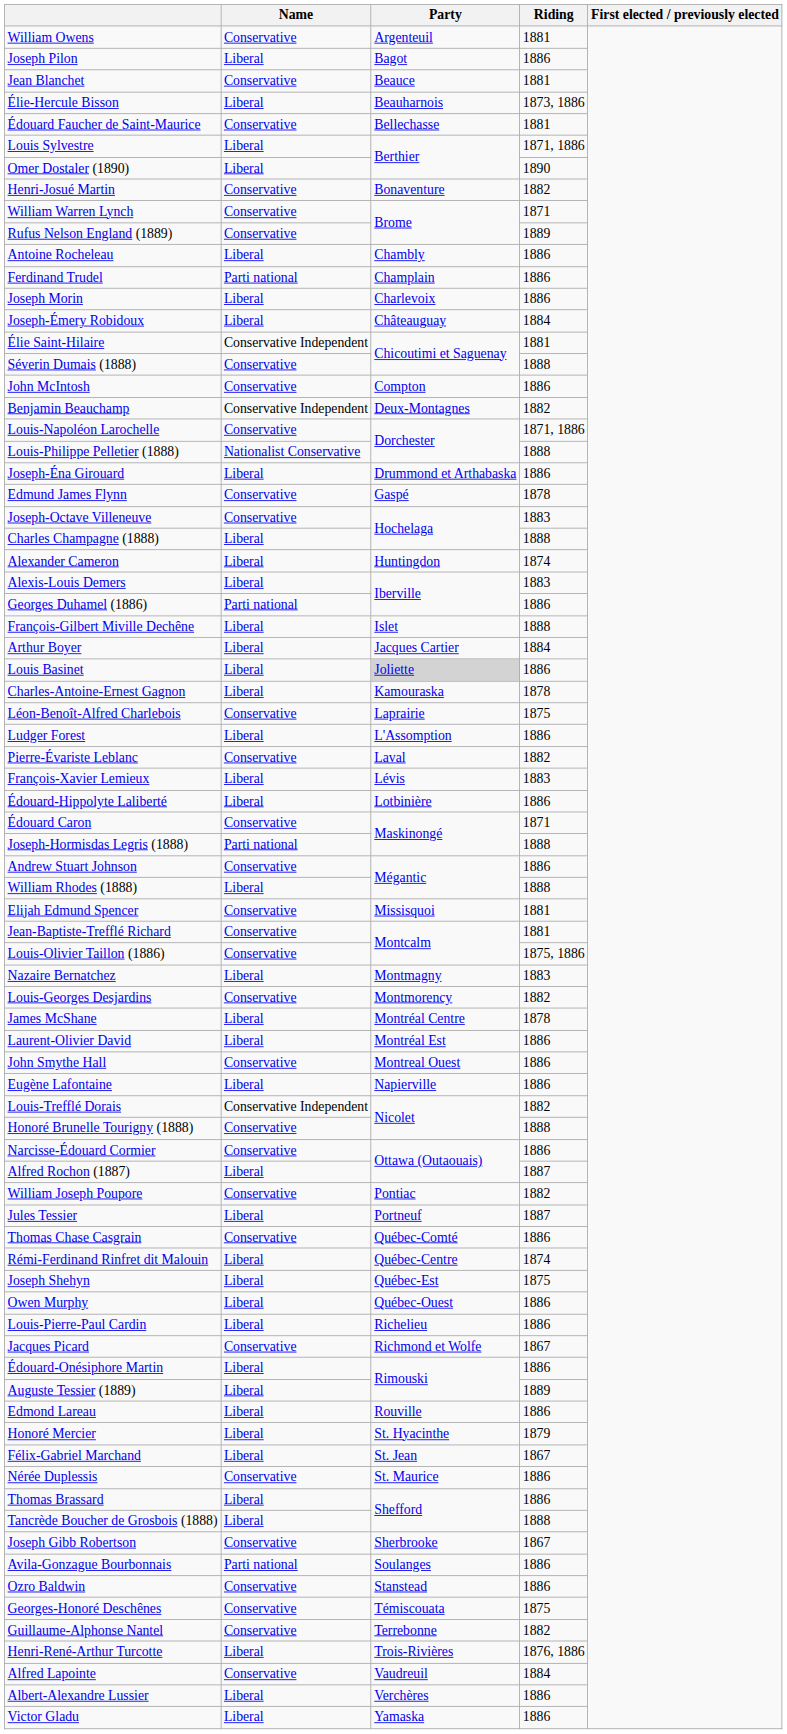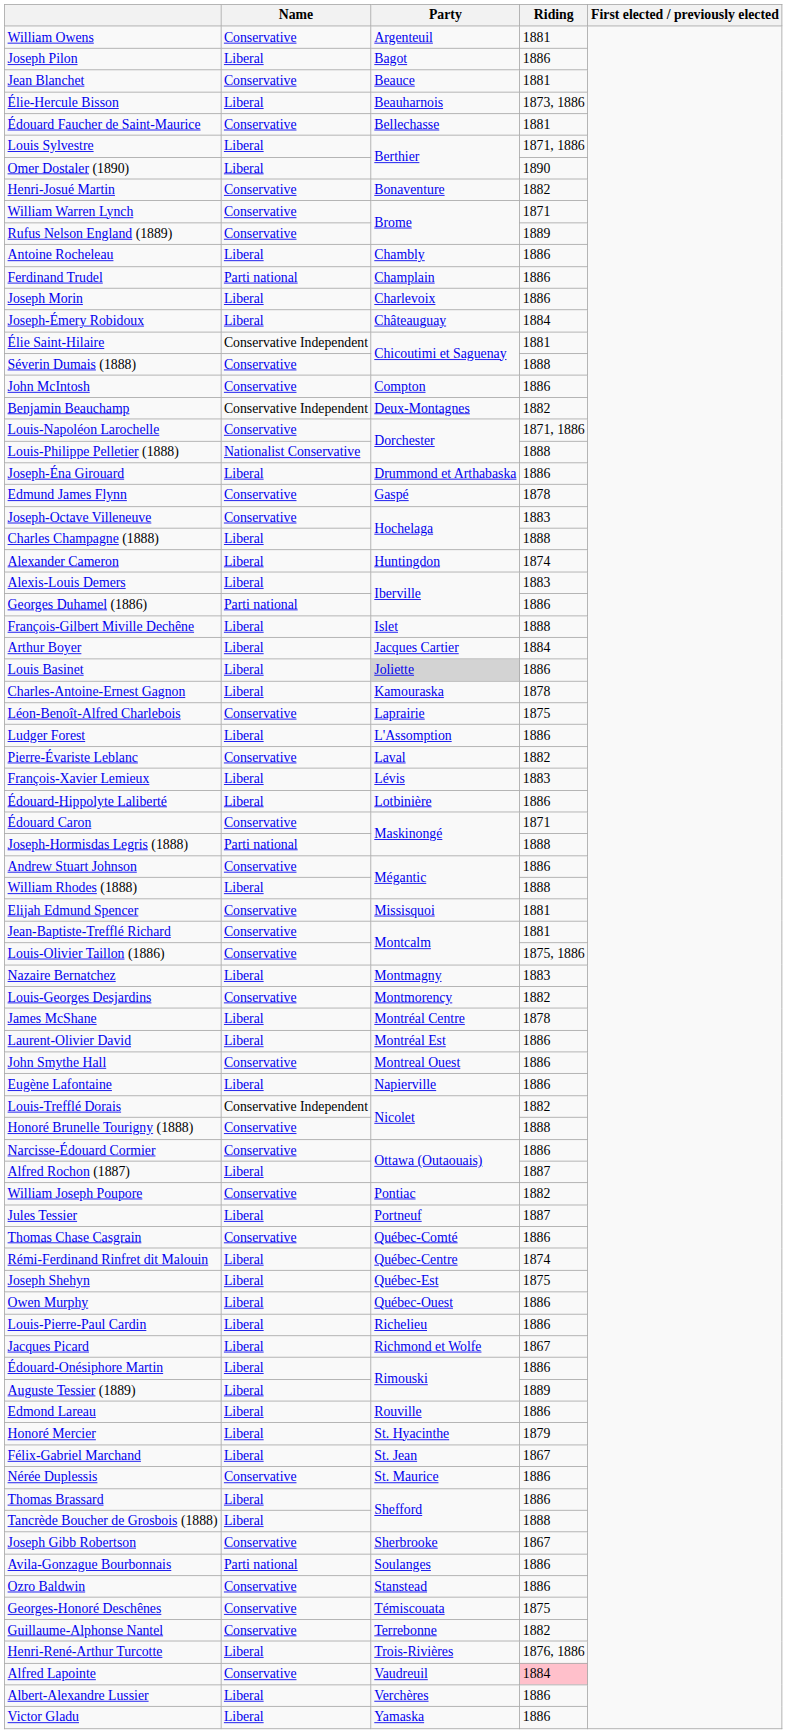(260, 1346) Conservative -> (244, 1346) Liberal
(537, 1673) no background -> (537, 1673) pink background
